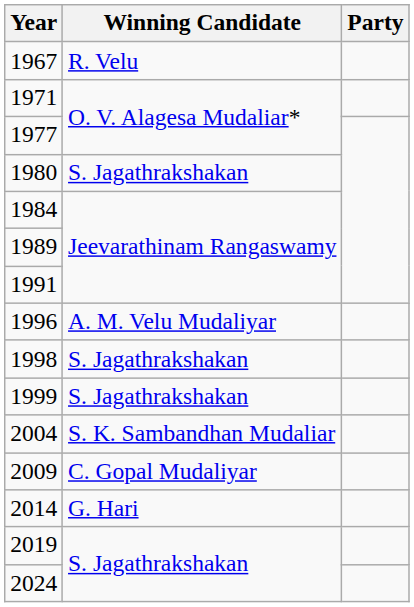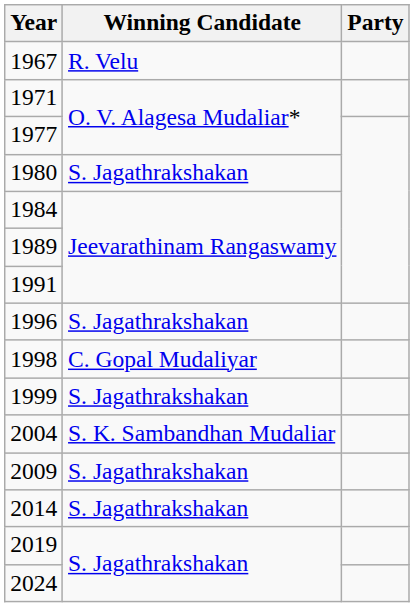(172, 321) A. M. Velu Mudaliyar -> (158, 321) S. Jagathrakshakan
(158, 358) S. Jagathrakshakan -> (162, 358) C. Gopal Mudaliyar
(162, 470) C. Gopal Mudaliyar -> (158, 470) S. Jagathrakshakan
(103, 508) G. Hari -> (158, 508) S. Jagathrakshakan
